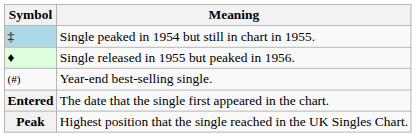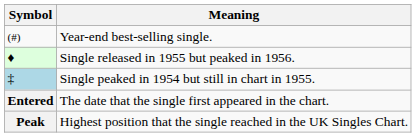rows swapped: (187, 36) <-> (136, 79)
